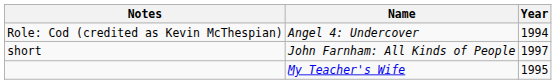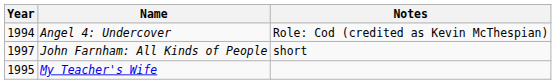columns swapped: (535, 14) <-> (145, 14)
